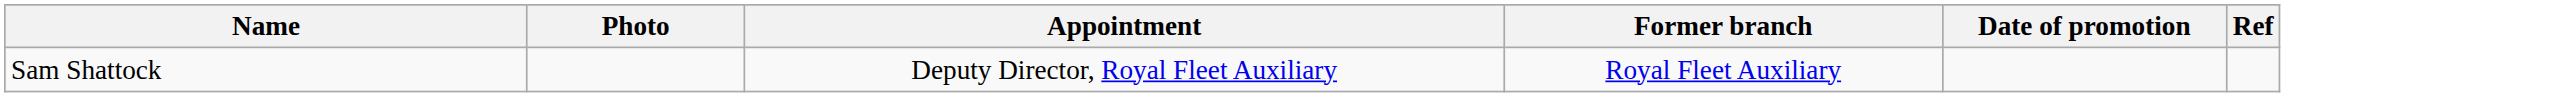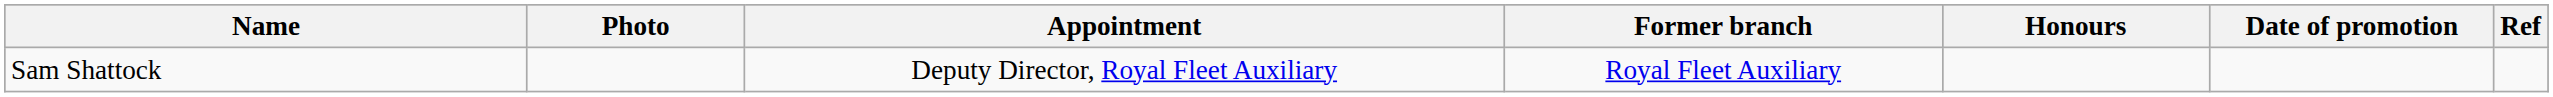+ column: (2076, 26)
